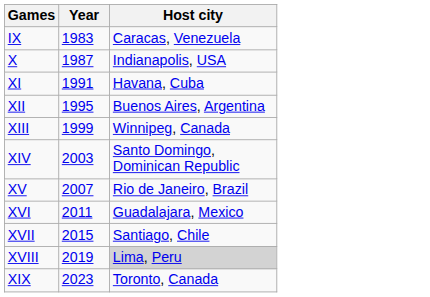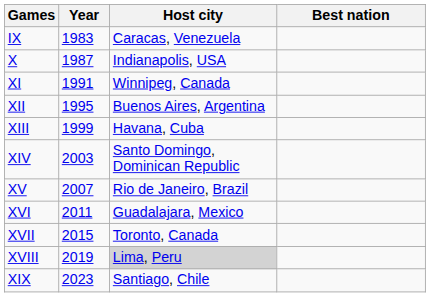+ column: (351, 15)
(158, 83) Havana, Cuba -> (171, 83) Winnipeg, Canada
(171, 128) Winnipeg, Canada -> (158, 128) Havana, Cuba
(161, 235) Santiago, Chile -> (166, 235) Toronto, Canada
(166, 280) Toronto, Canada -> (161, 280) Santiago, Chile
